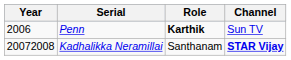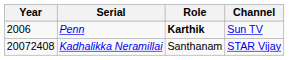(31, 47) 20072008 -> (31, 47) 20072408
(255, 47) bold -> (254, 47) normal
